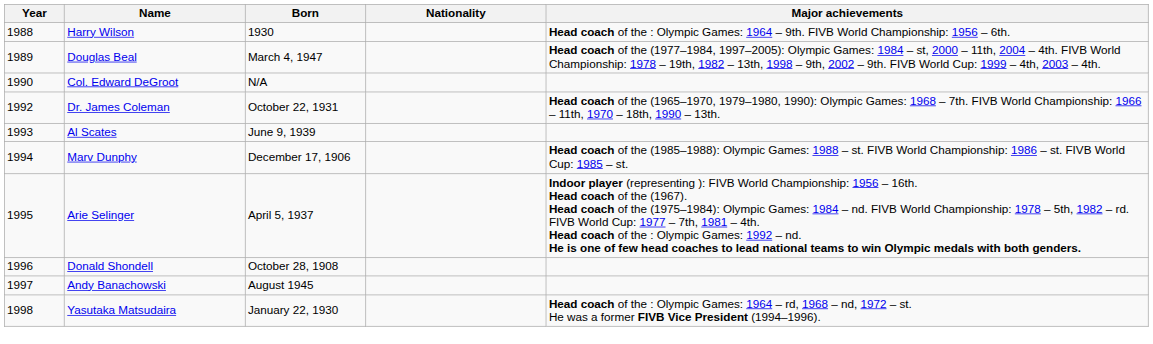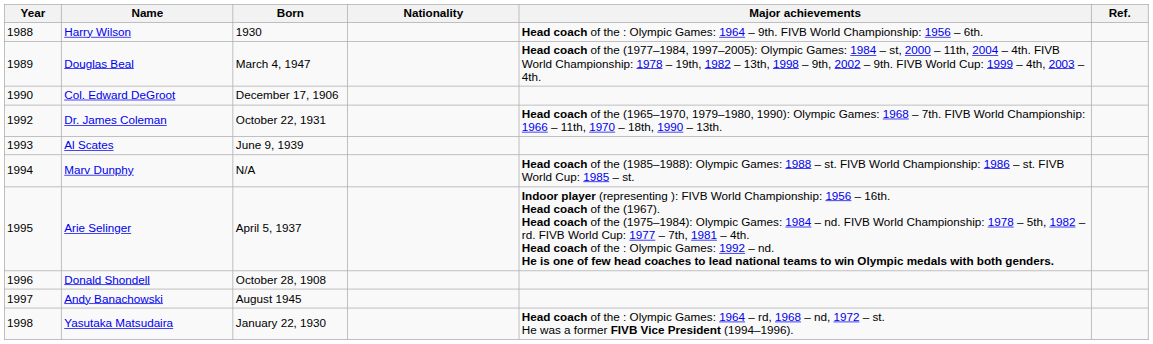+ column: (1120, 13)
(258, 82) N/A -> (287, 95) December 17, 1906
(299, 157) December 17, 1906 -> (246, 170) N/A
